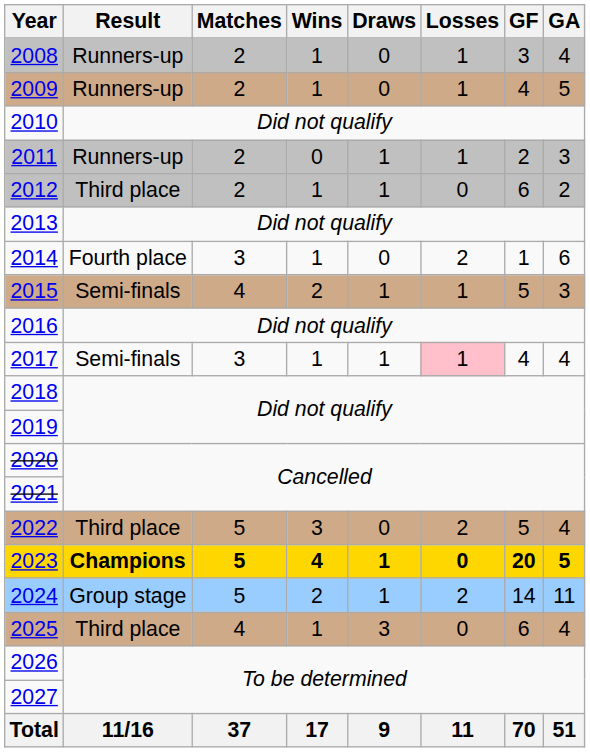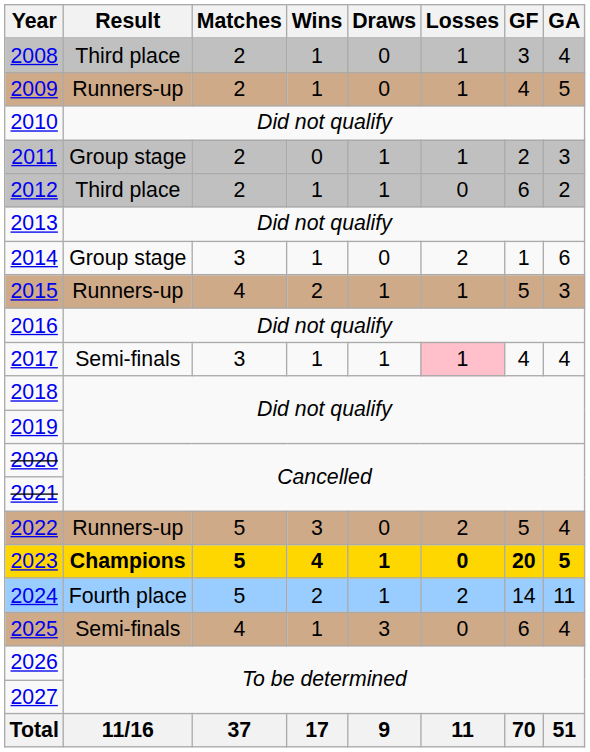(128, 55) Runners-up -> (128, 55) Third place
(128, 156) Runners-up -> (128, 156) Group stage
(128, 257) Fourth place -> (128, 257) Group stage
(128, 291) Semi-finals -> (128, 291) Runners-up
(128, 527) Third place -> (128, 527) Runners-up
(128, 595) Group stage -> (128, 595) Fourth place
(128, 628) Third place -> (128, 628) Semi-finals
